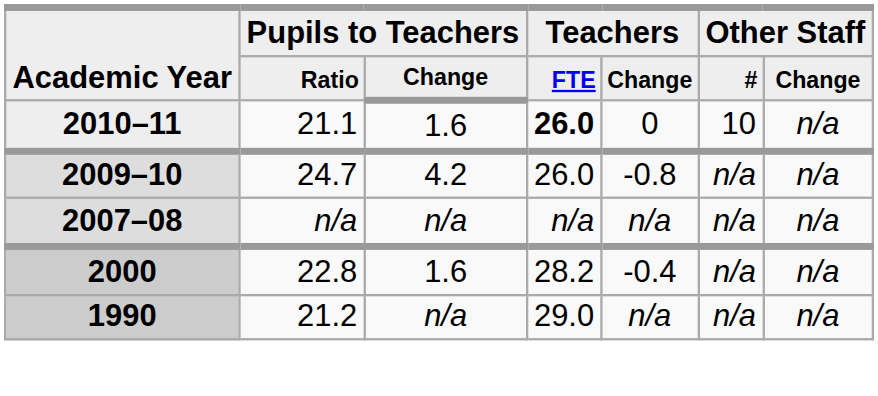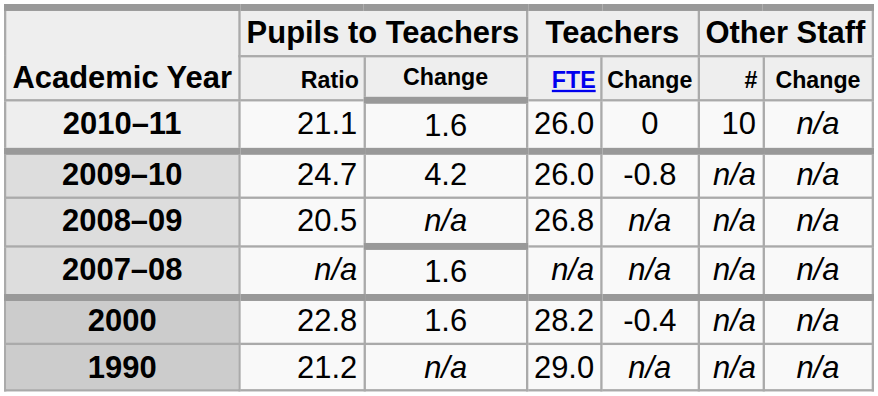(564, 124) bold -> (564, 124) normal
+ row: (122, 222)
(446, 221) n/a -> (446, 271) 1.6
